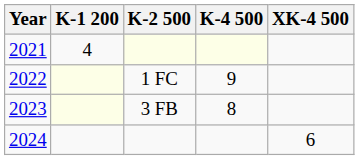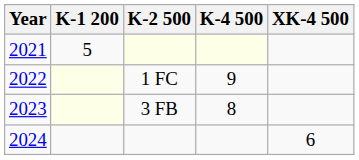(87, 49) 4 -> (87, 49) 5
